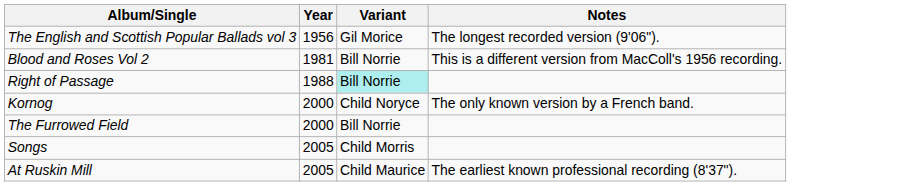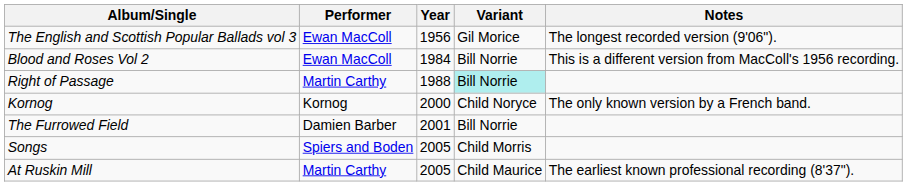+ column: (358, 15)
(318, 59) 1981 -> (435, 59) 1984
(318, 125) 2000 -> (435, 125) 2001
